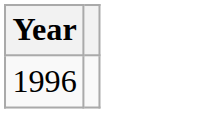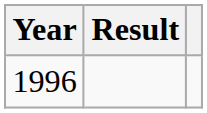+ column: (135, 30)
